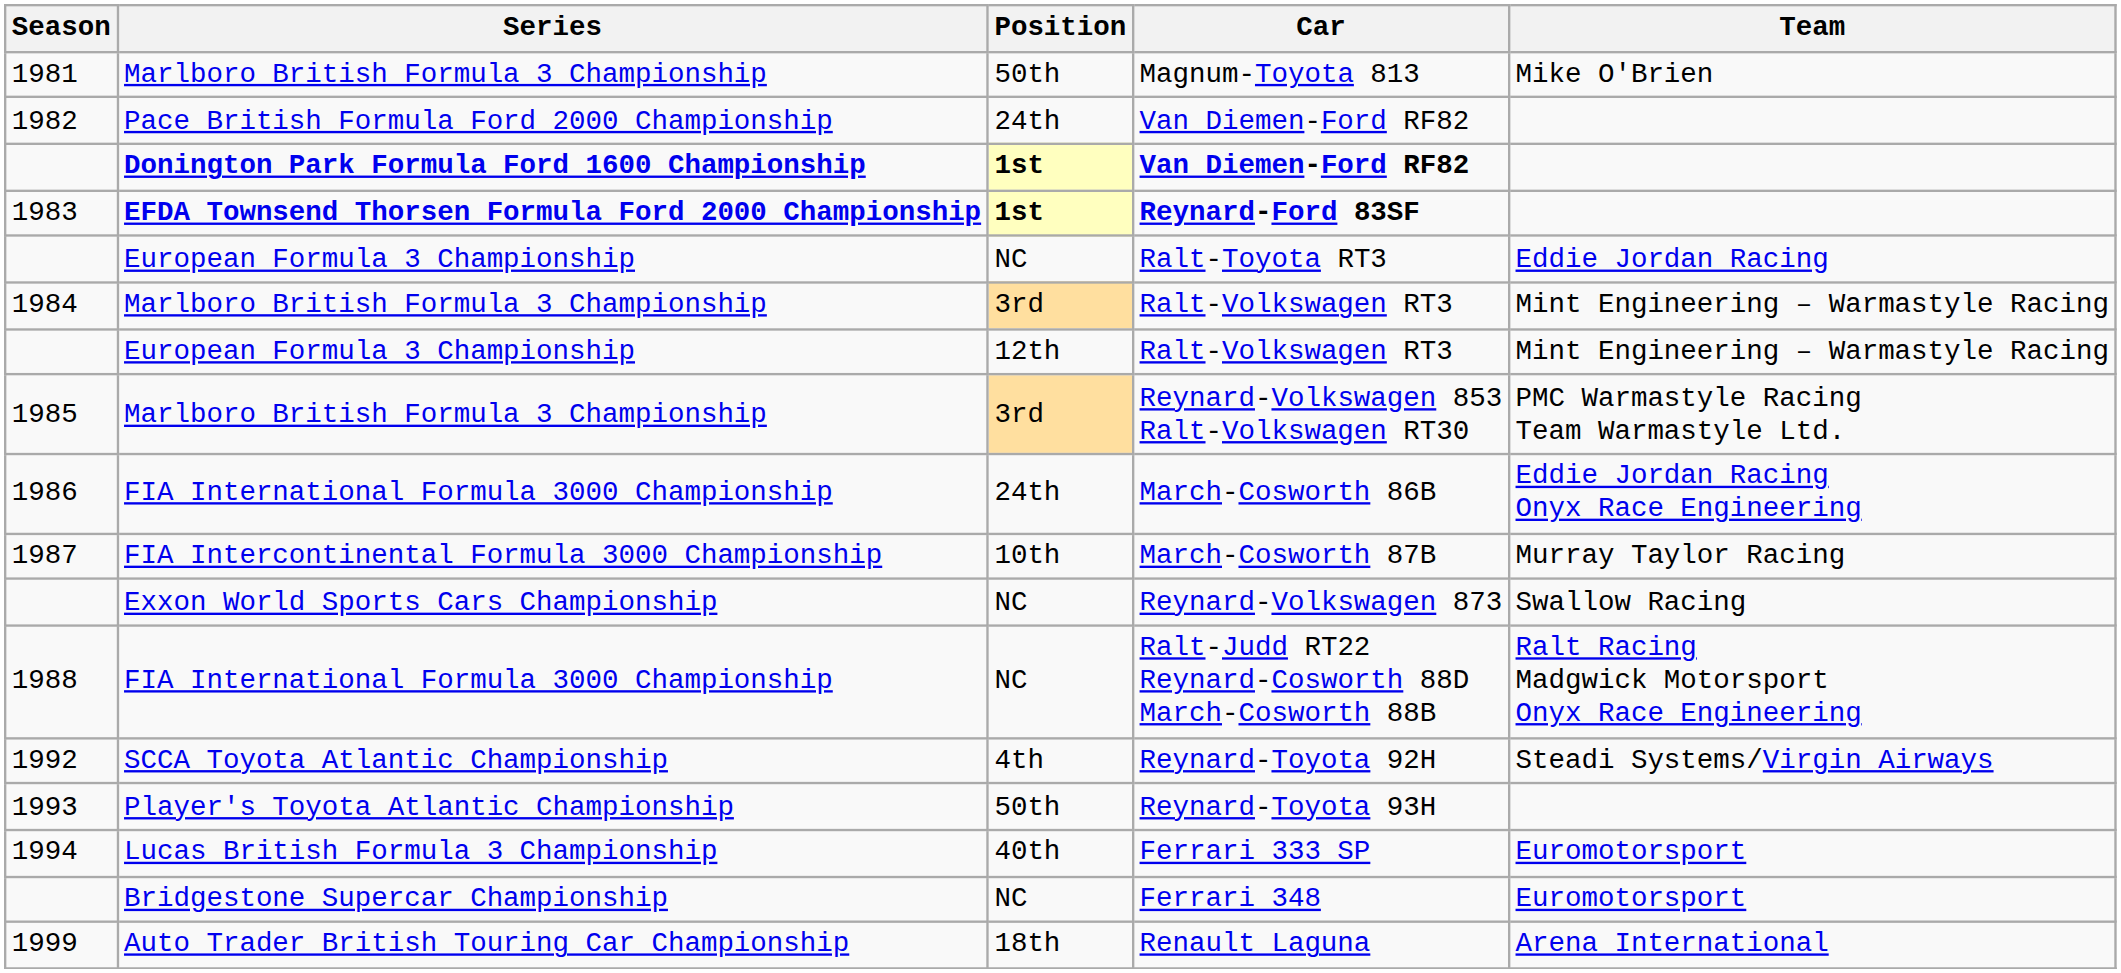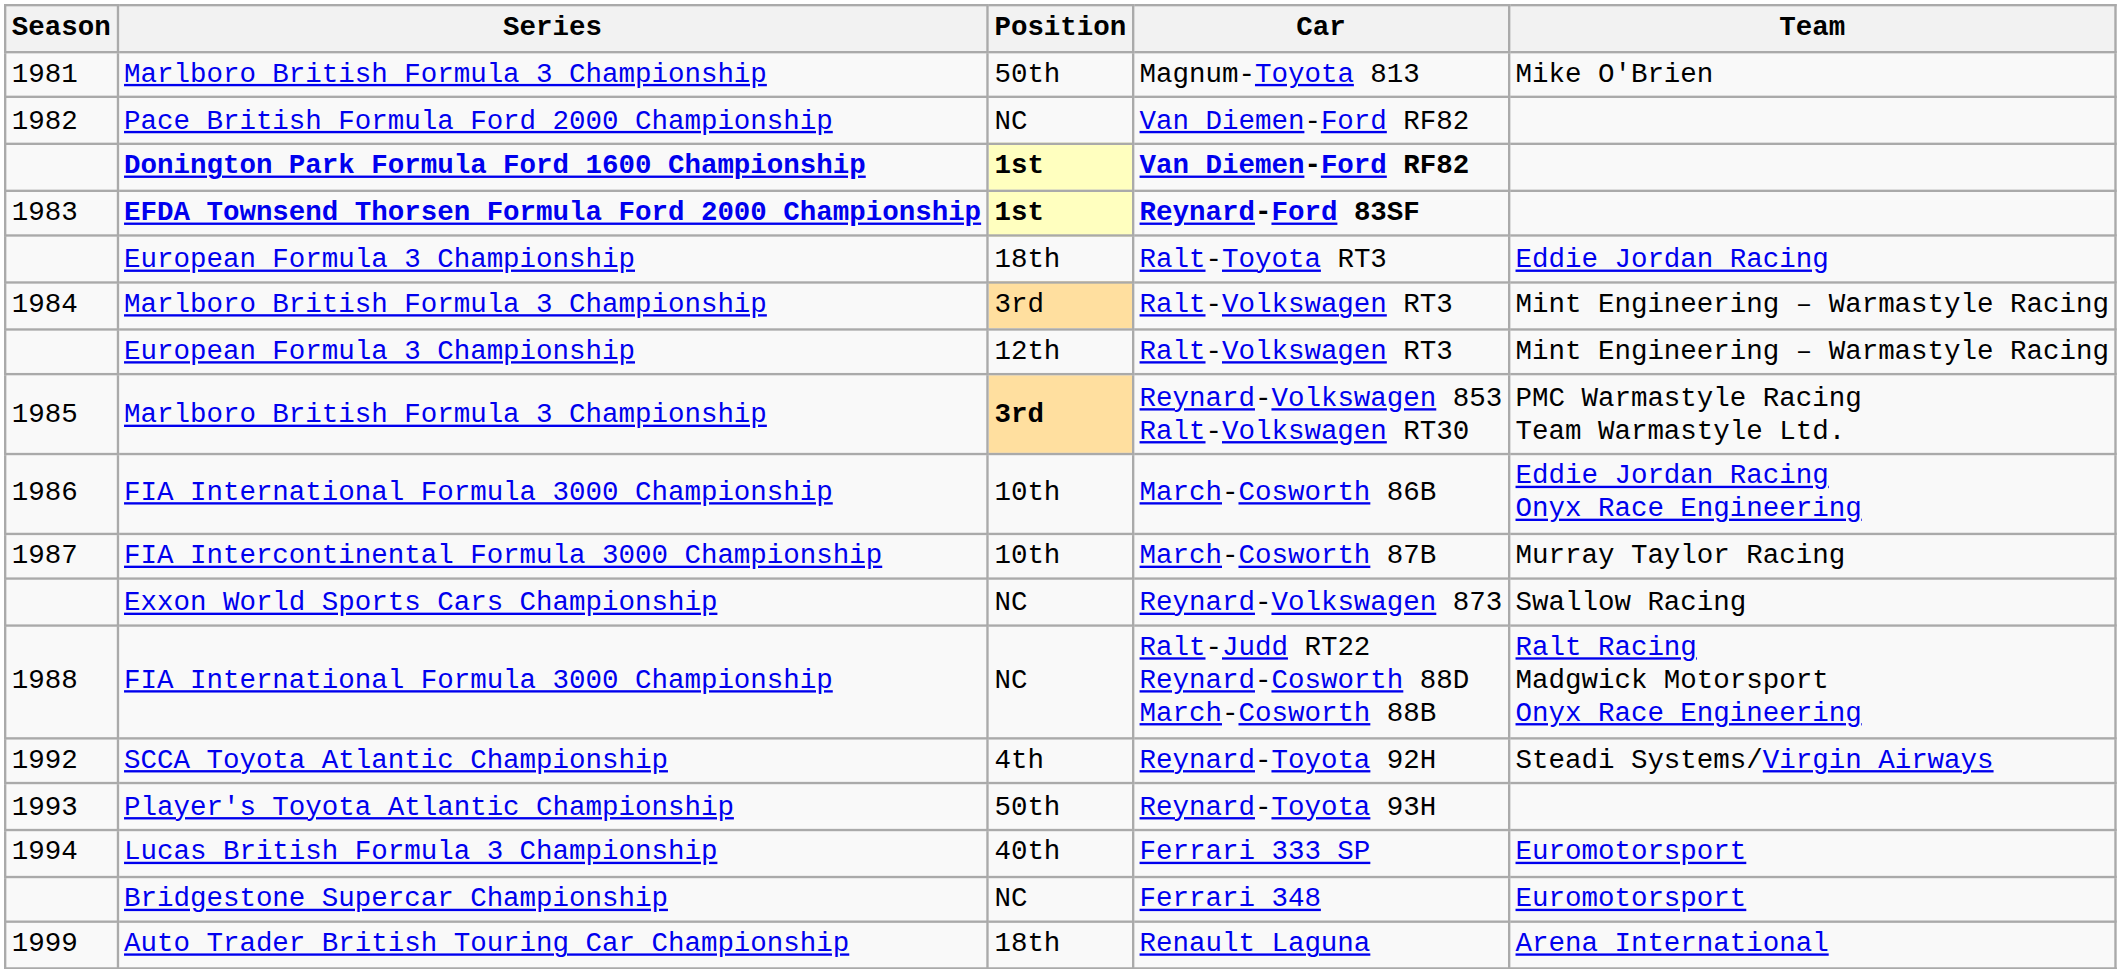(1027, 120) 24th -> (1011, 120) NC
(1011, 259) NC -> (1027, 259) 18th
(1019, 414) normal -> (1019, 414) bold
(1027, 493) 24th -> (1027, 493) 10th
